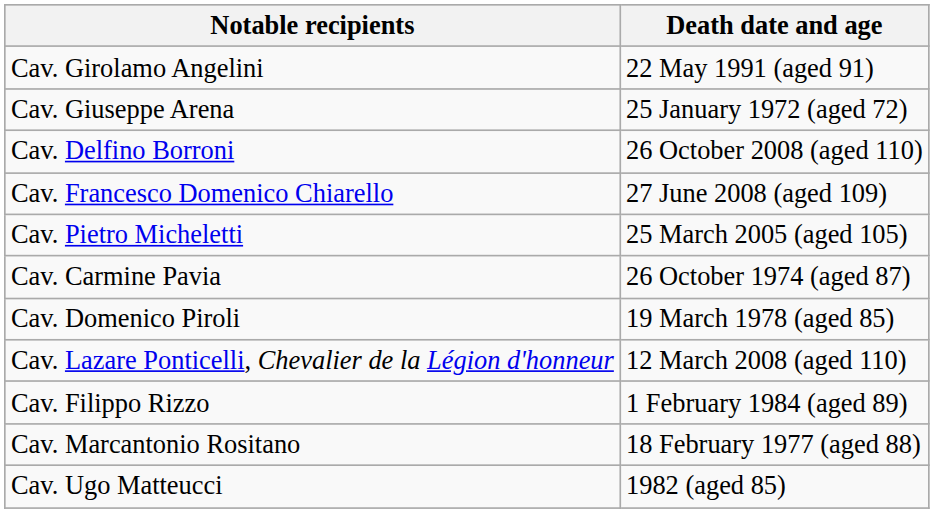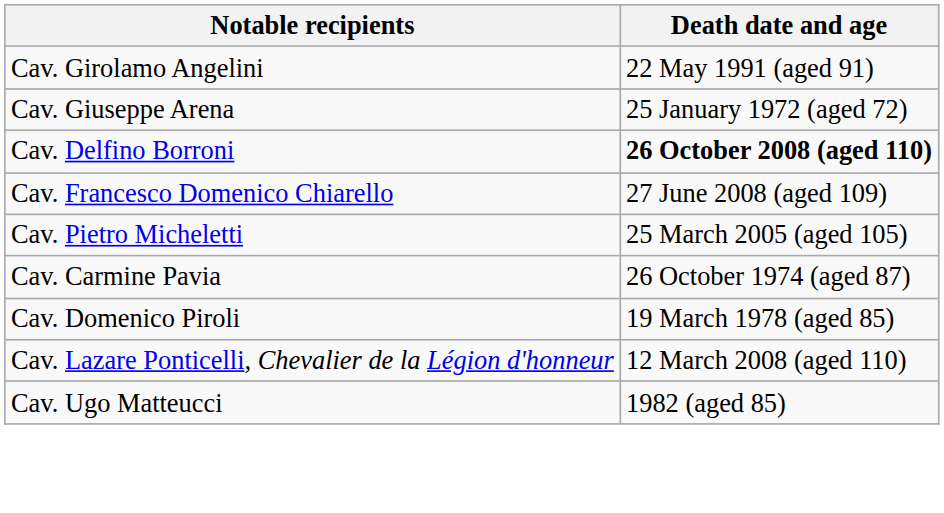(774, 151) normal -> (779, 151) bold
- row: (110, 402)
- row: (156, 444)
